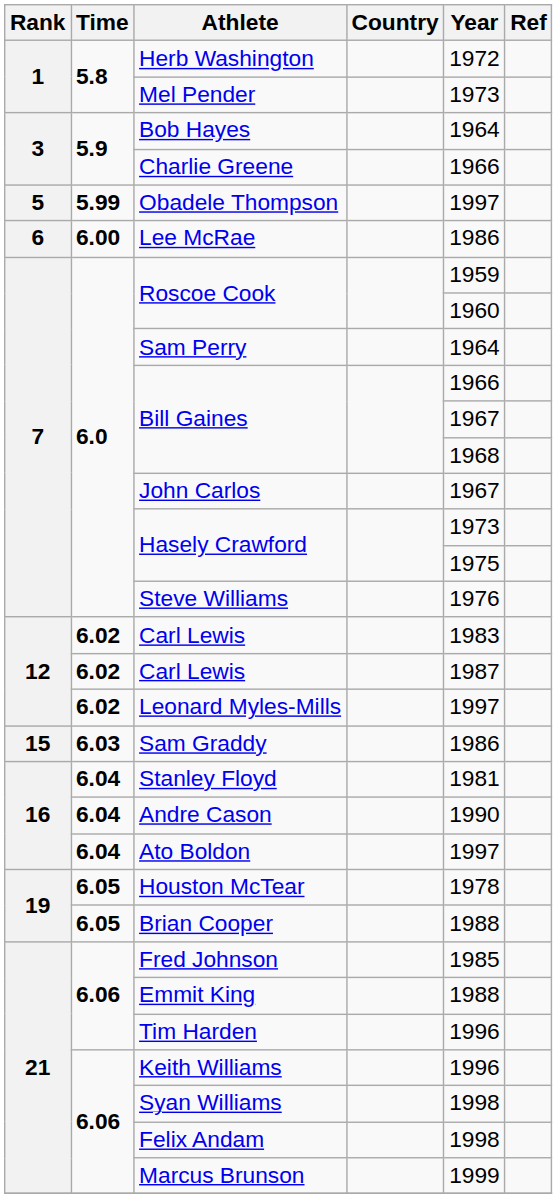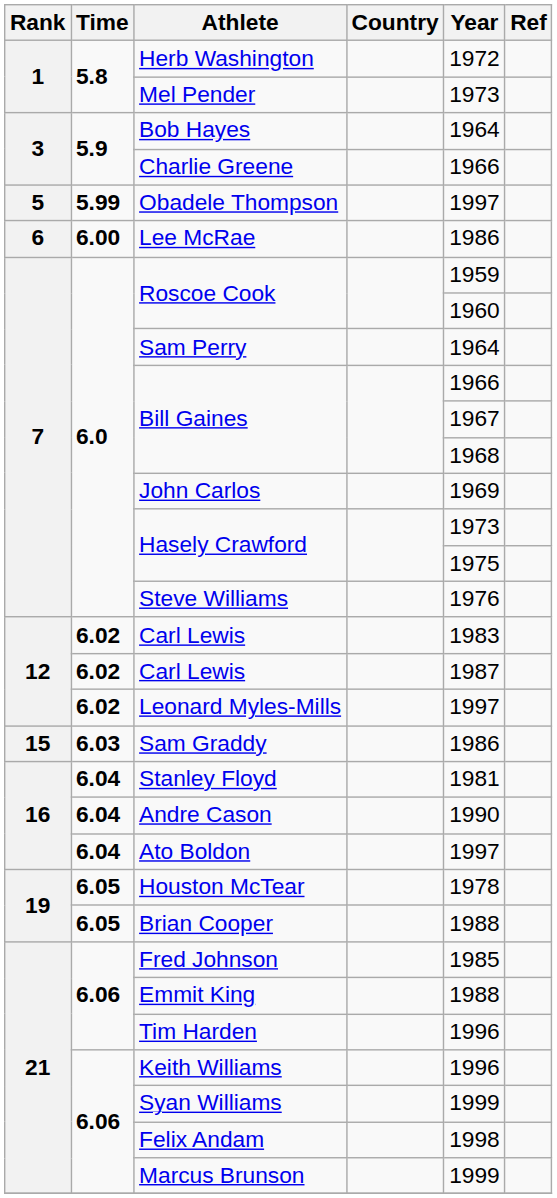(474, 490) 1967 -> (474, 490) 1969
(474, 1103) 1998 -> (474, 1103) 1999
